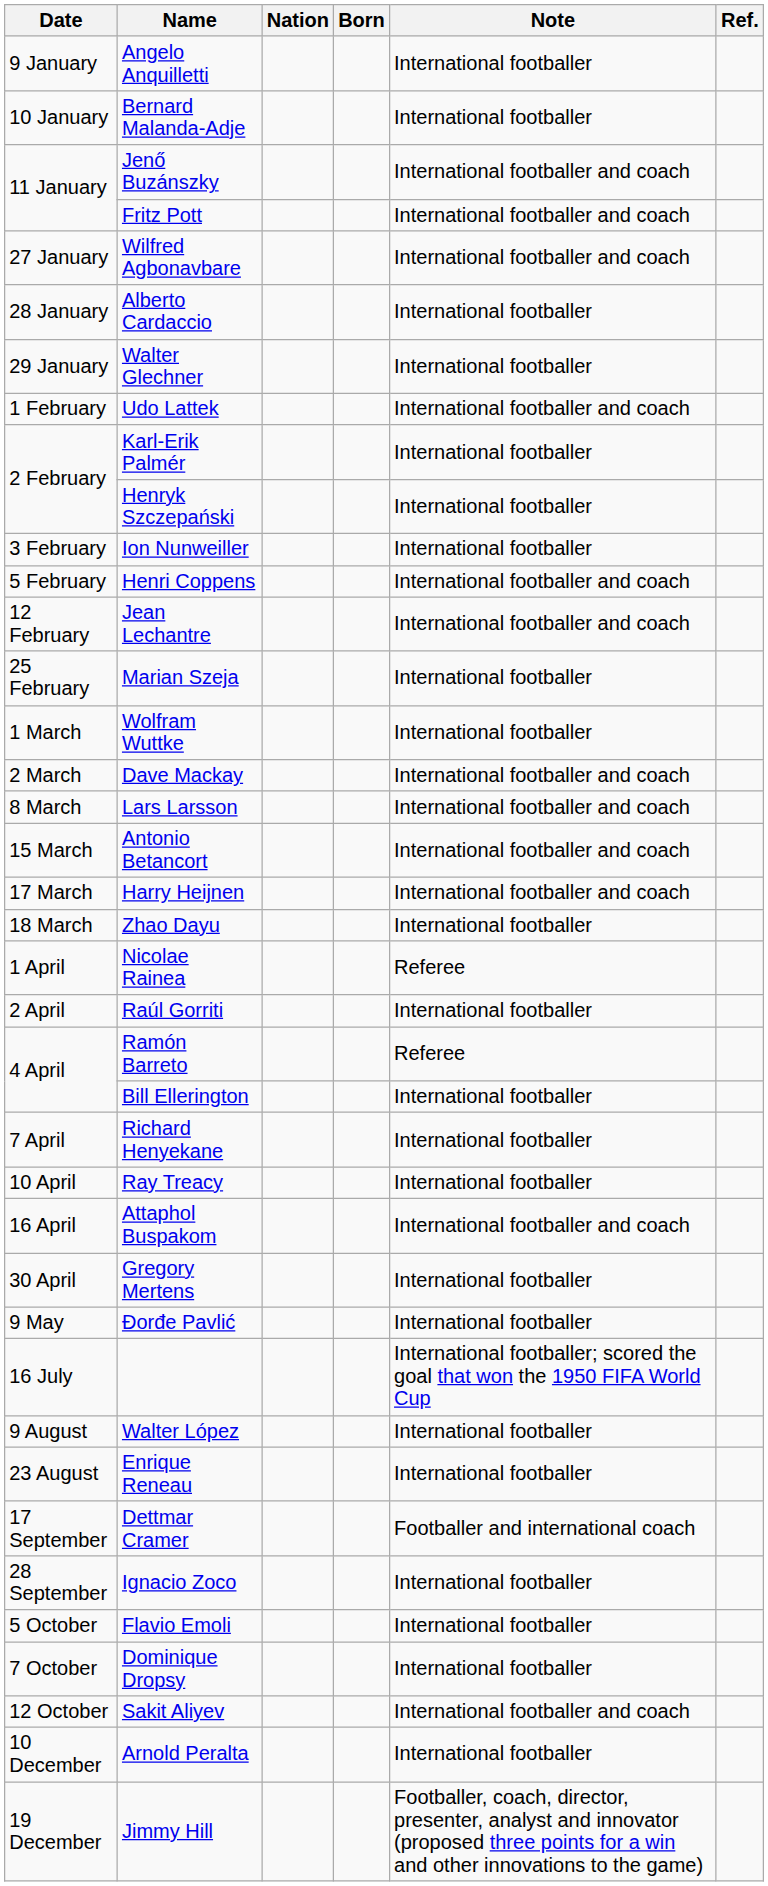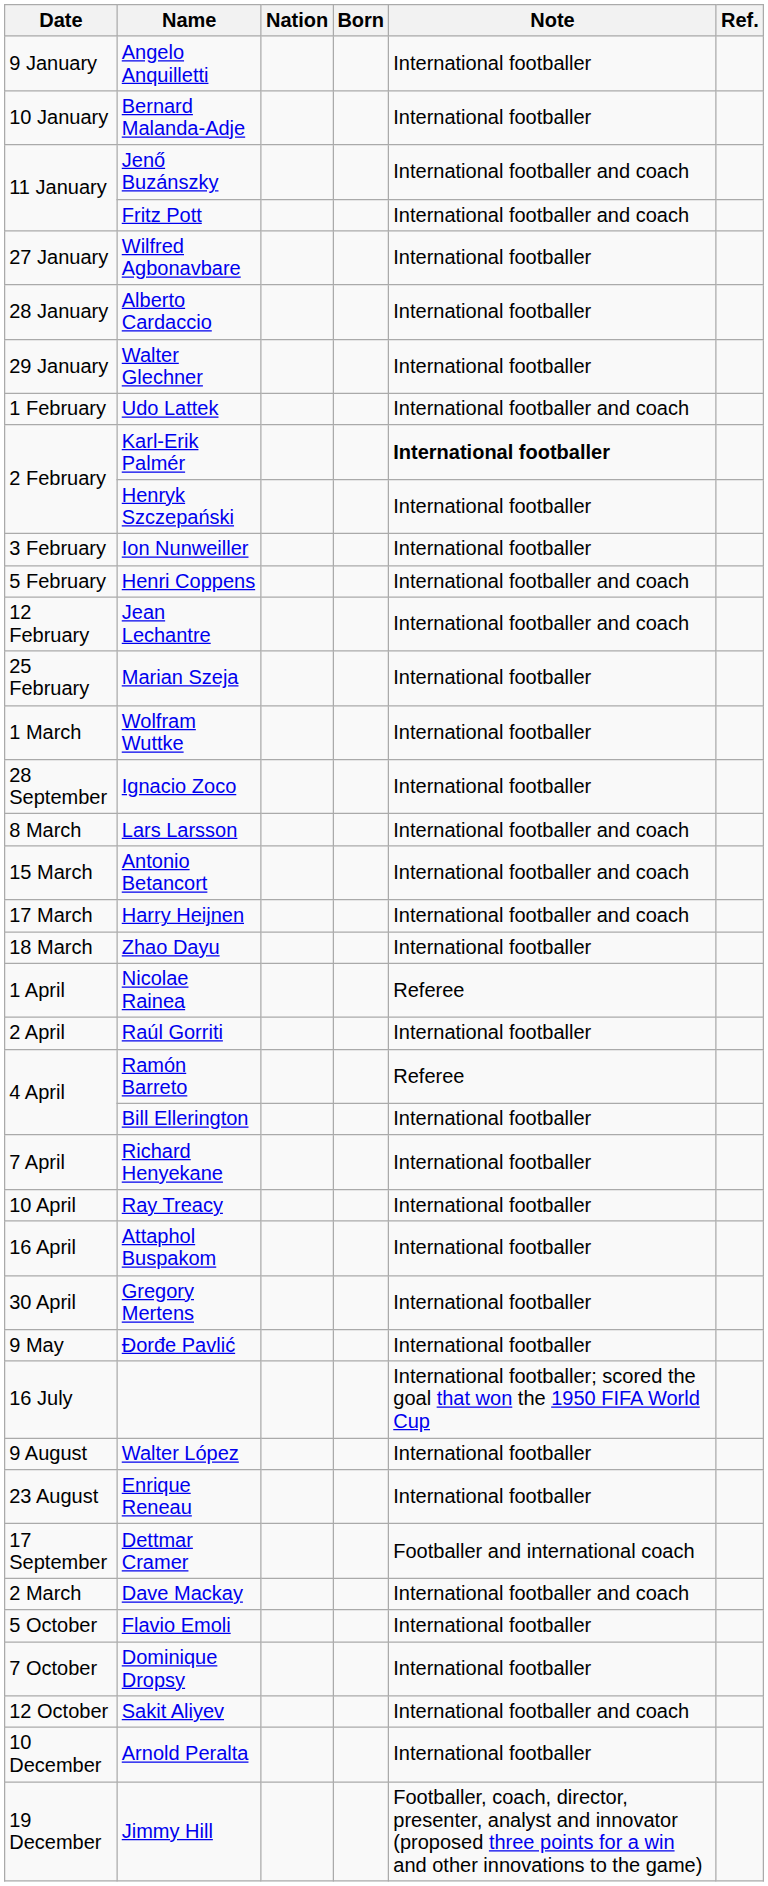(542, 257) International footballer and coach -> (492, 257) International footballer
(493, 452) normal -> (502, 452) bold
rows swapped: (183, 775) <-> (179, 1582)
(542, 1225) International footballer and coach -> (492, 1248) International footballer
